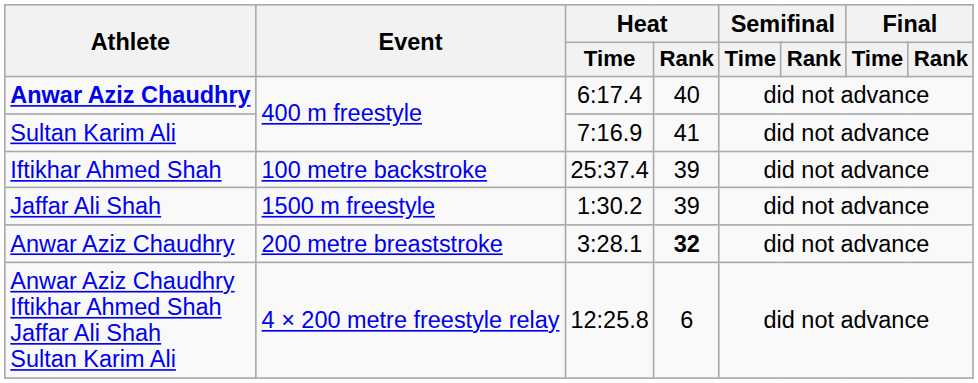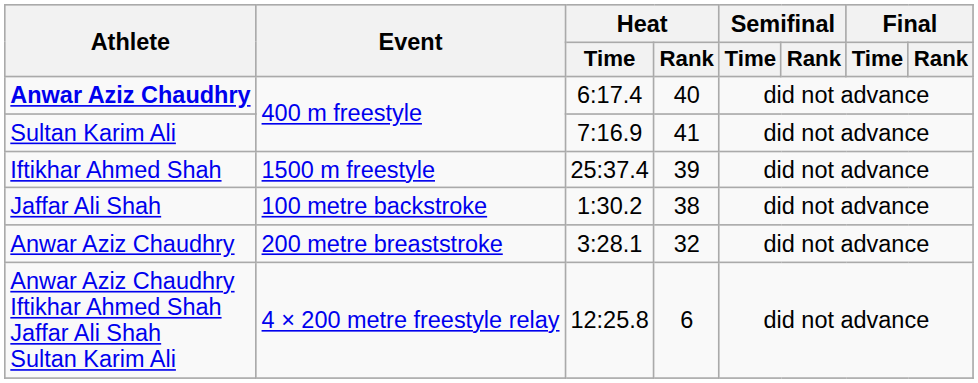(374, 170) 100 metre backstroke -> (348, 170) 1500 m freestyle
(348, 207) 1500 m freestyle -> (374, 207) 100 metre backstroke
(687, 207) 39 -> (687, 207) 38
(687, 244) bold -> (687, 244) normal
